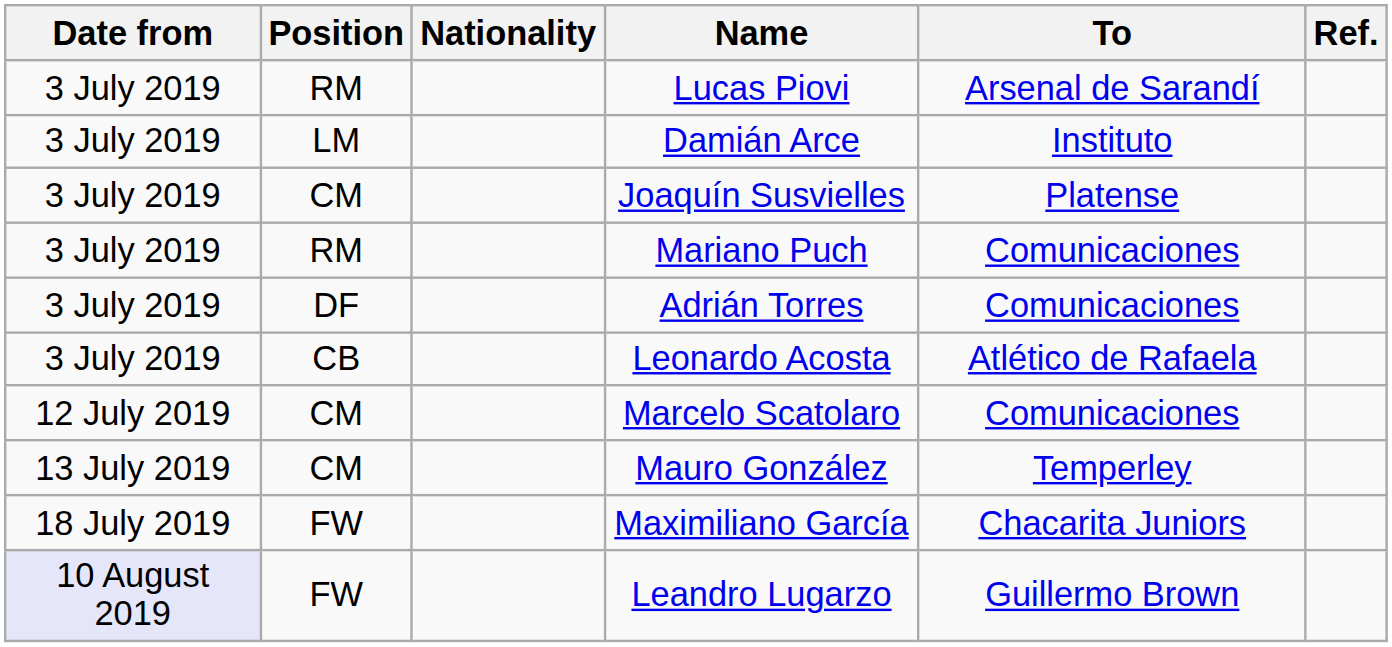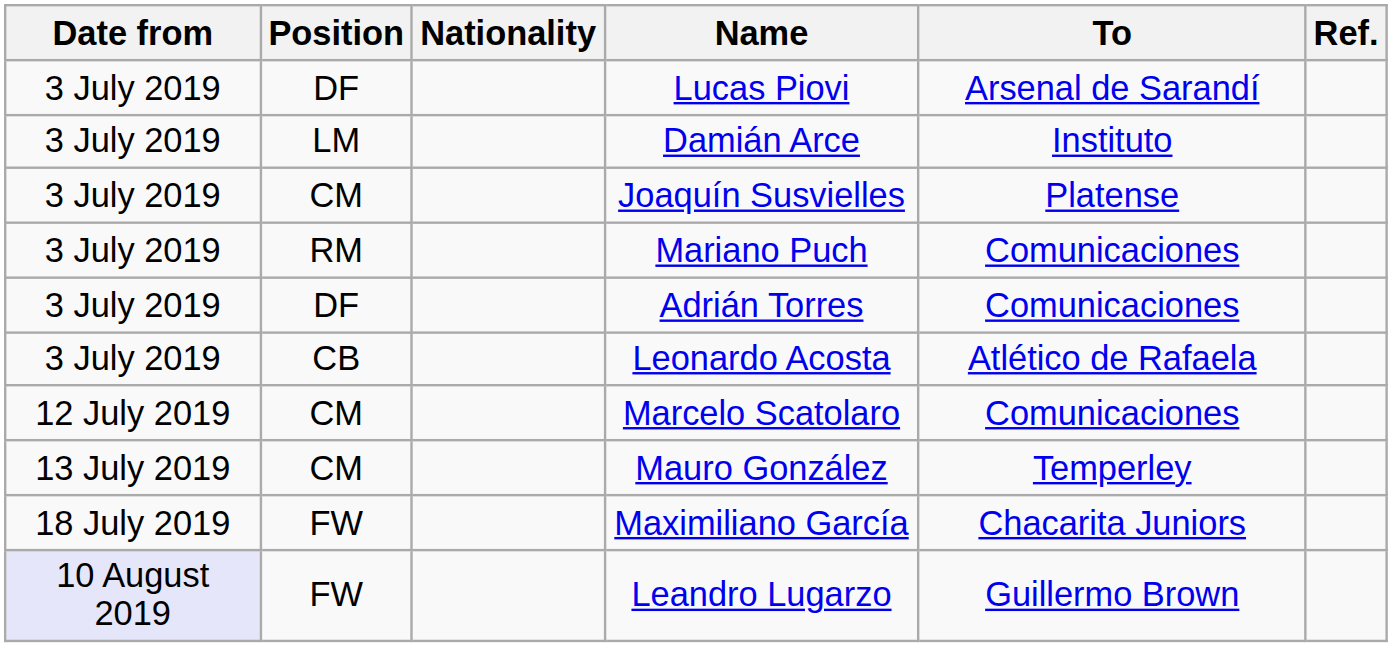(336, 87) RM -> (336, 87) DF
